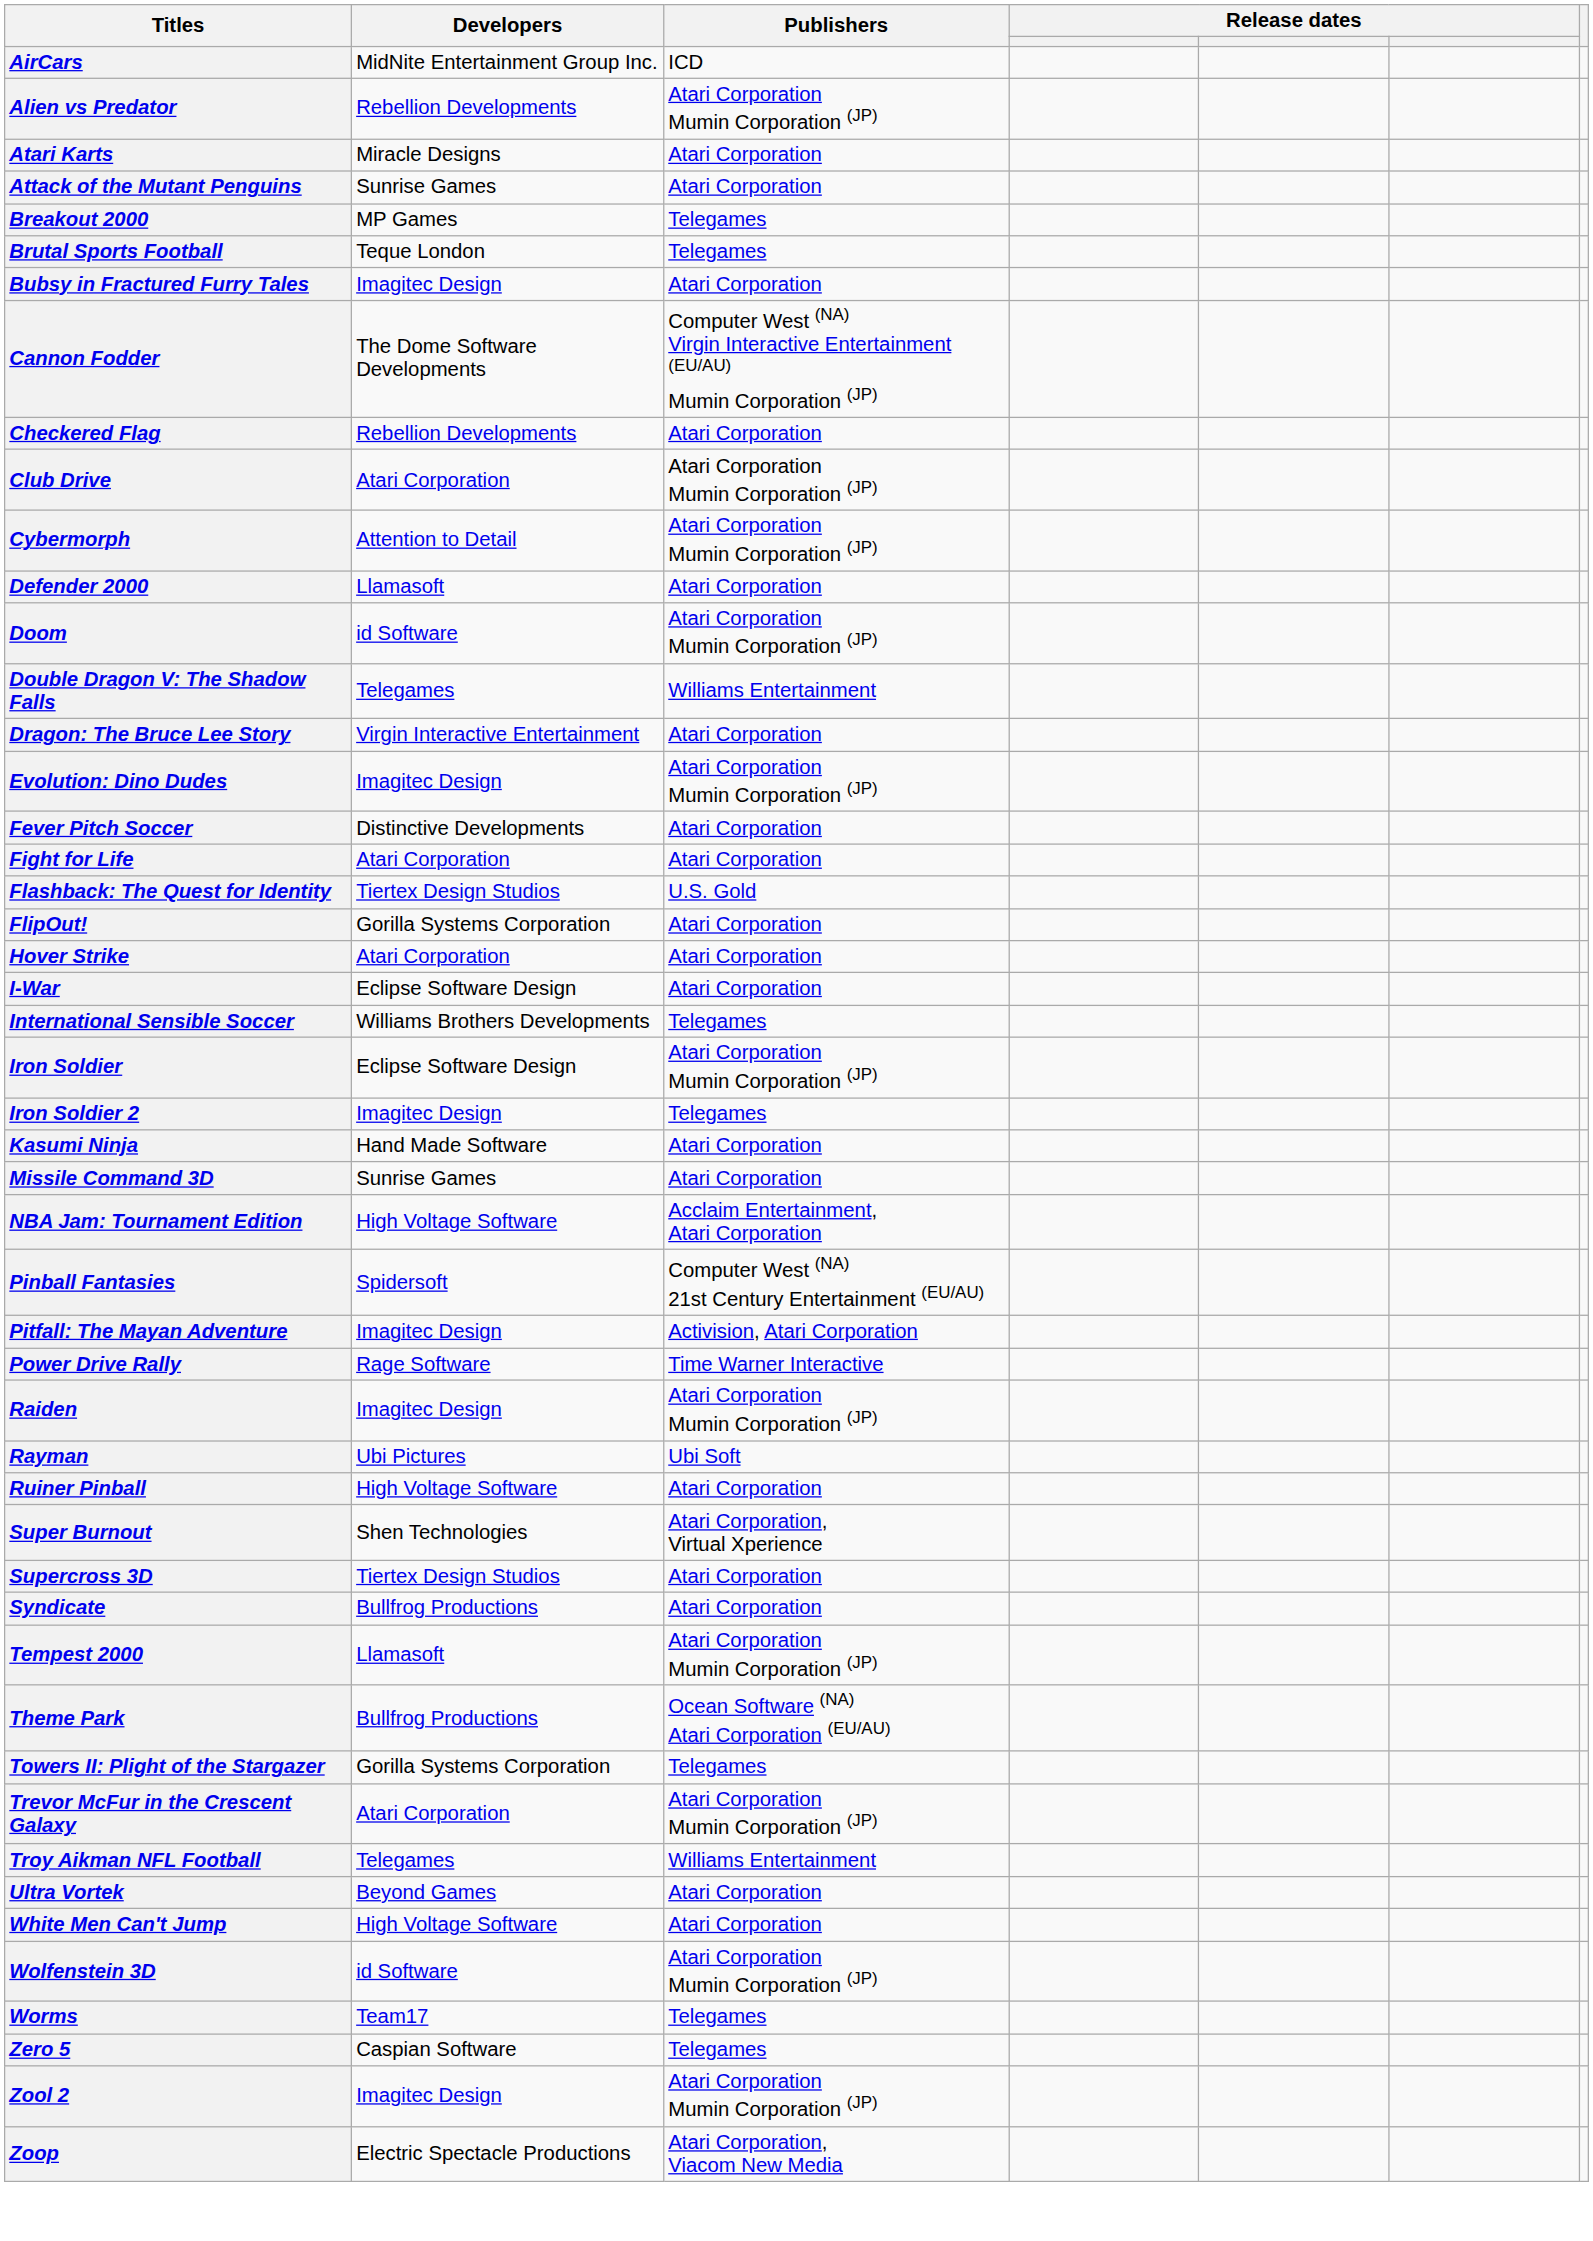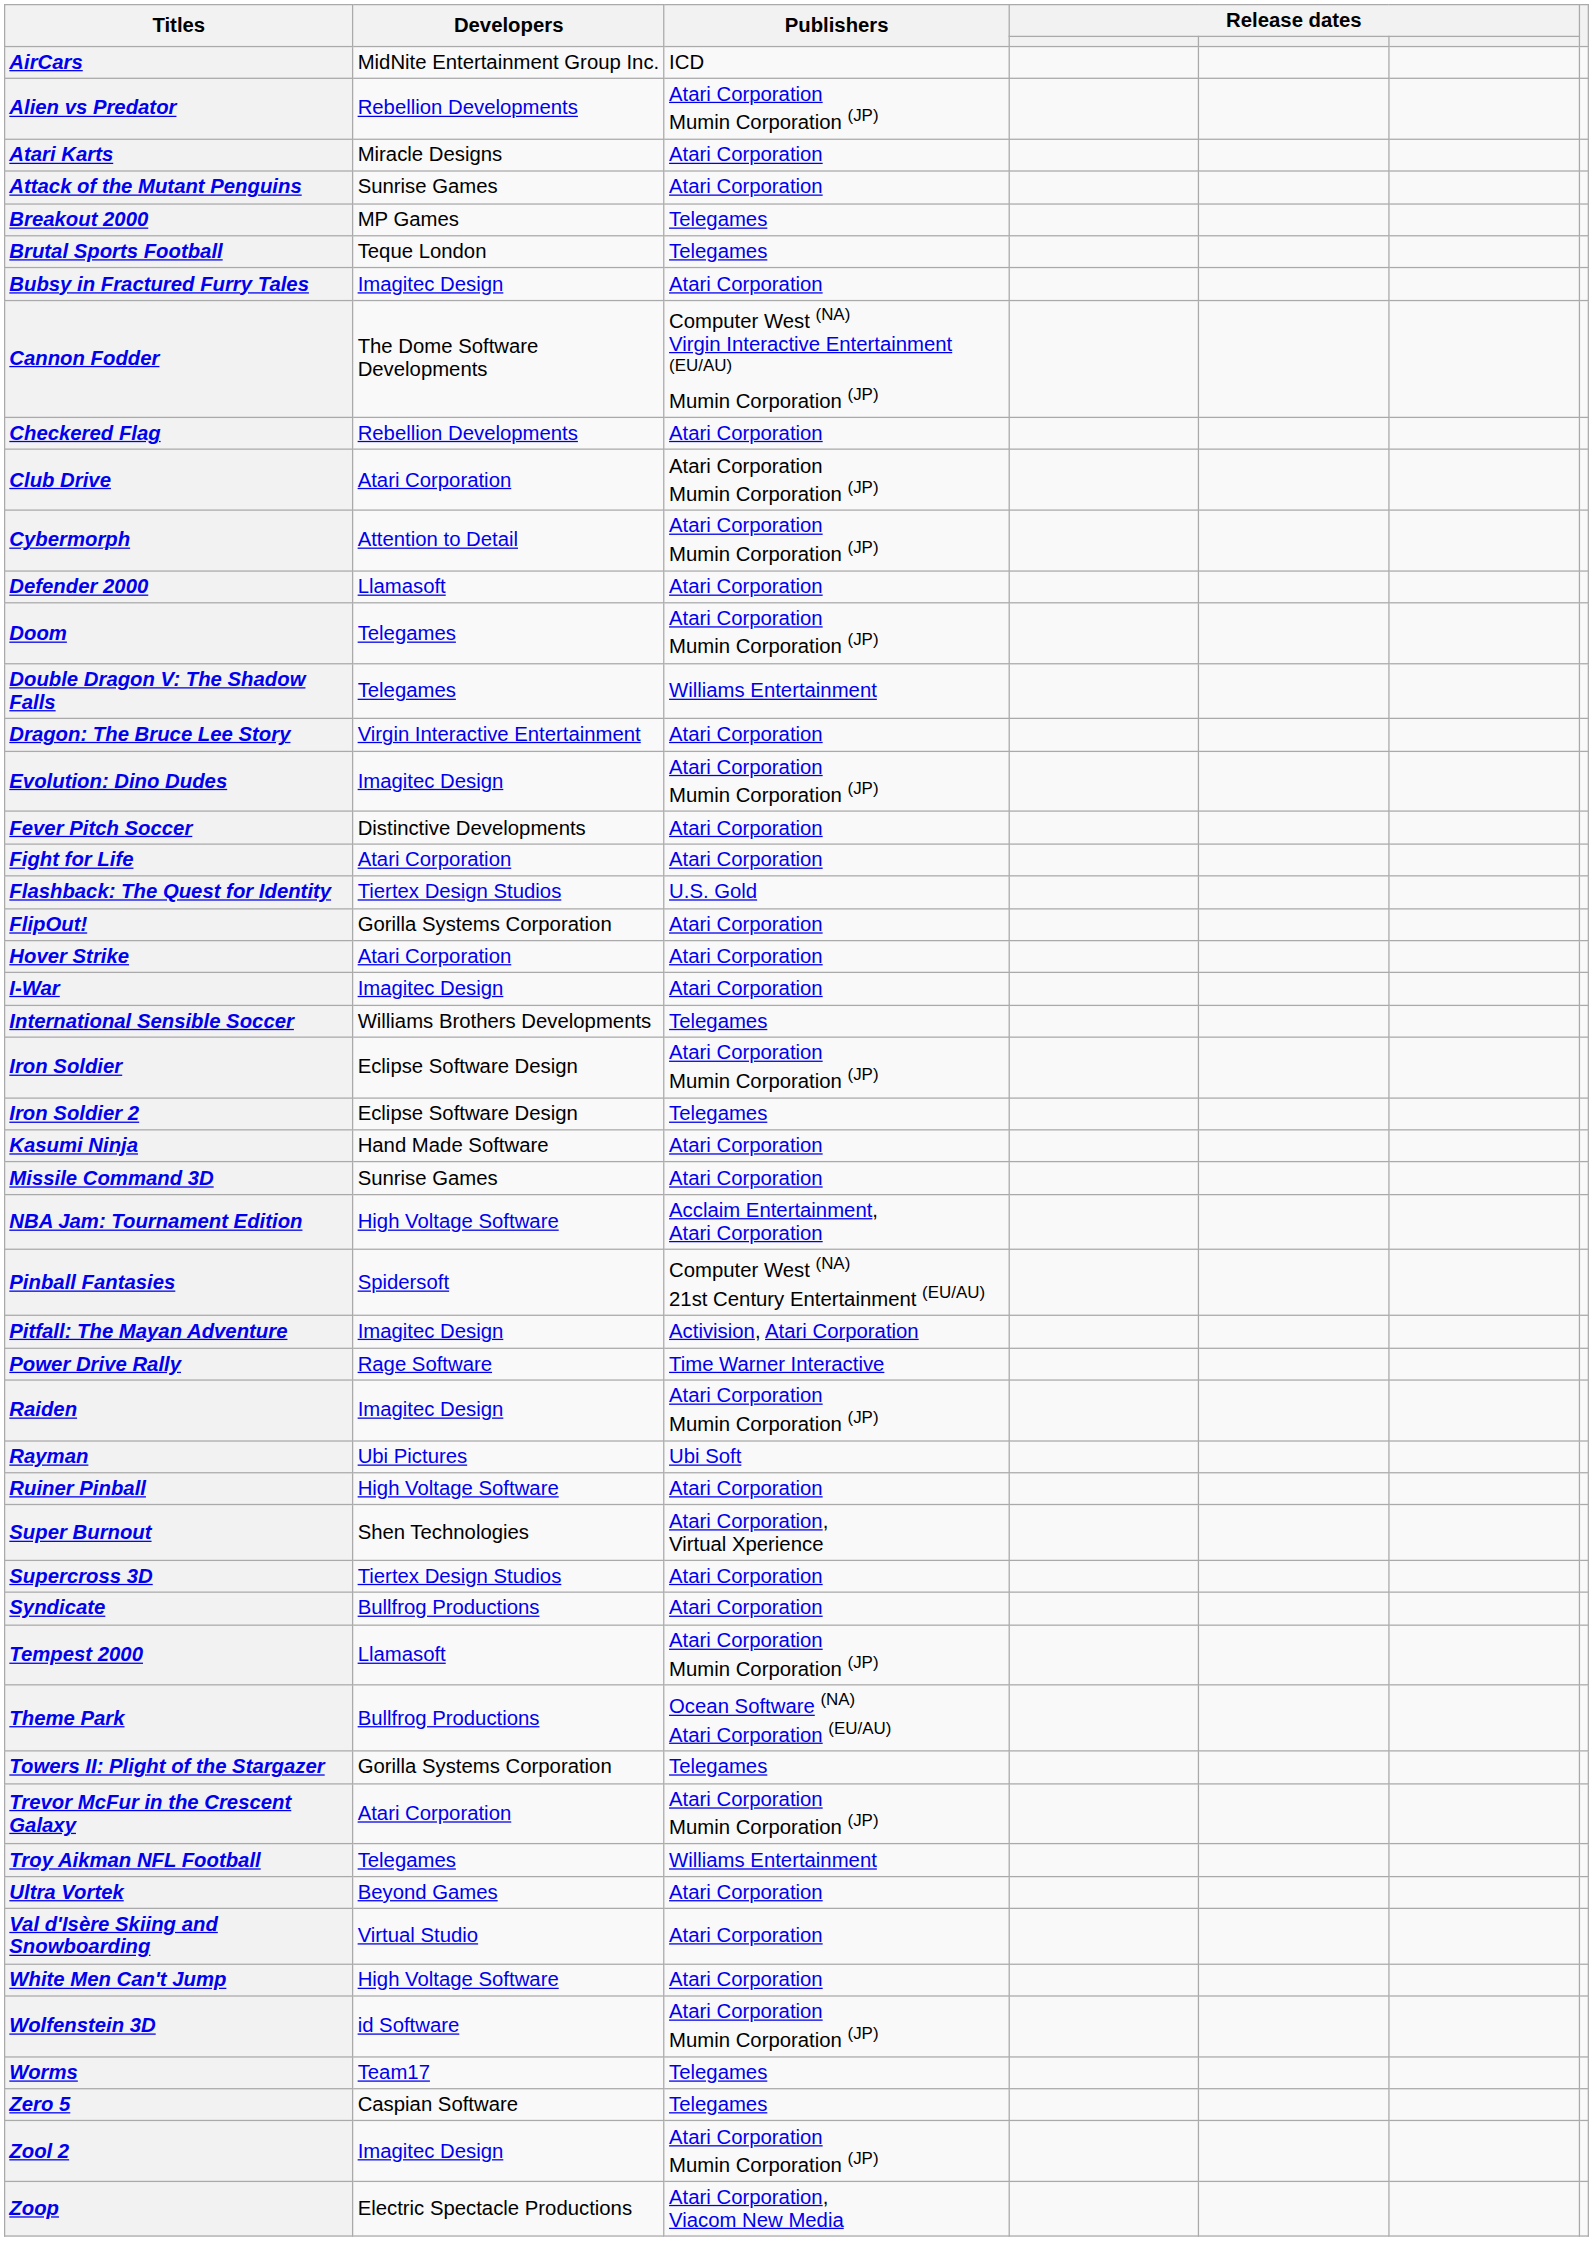(407, 633) id Software -> (407, 633) Telegames
(466, 988) Eclipse Software Design -> (430, 988) Imagitec Design
(429, 1113) Imagitec Design -> (468, 1113) Eclipse Software Design
+ row: (114, 1935)
